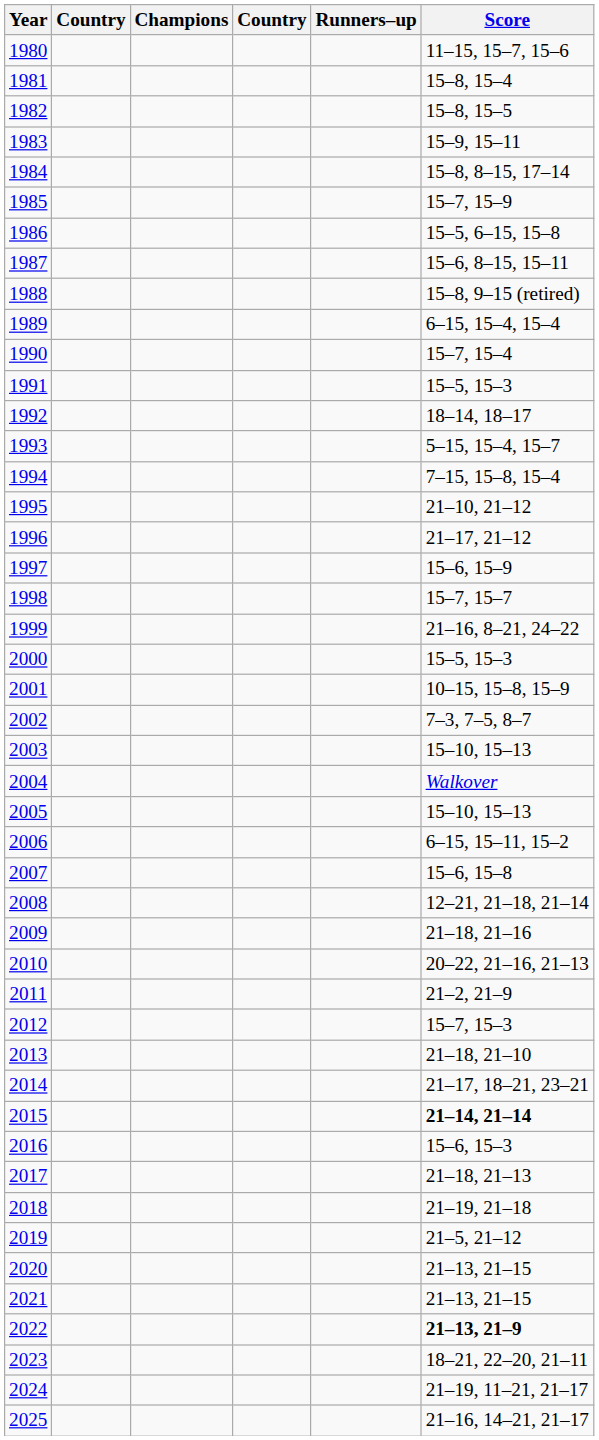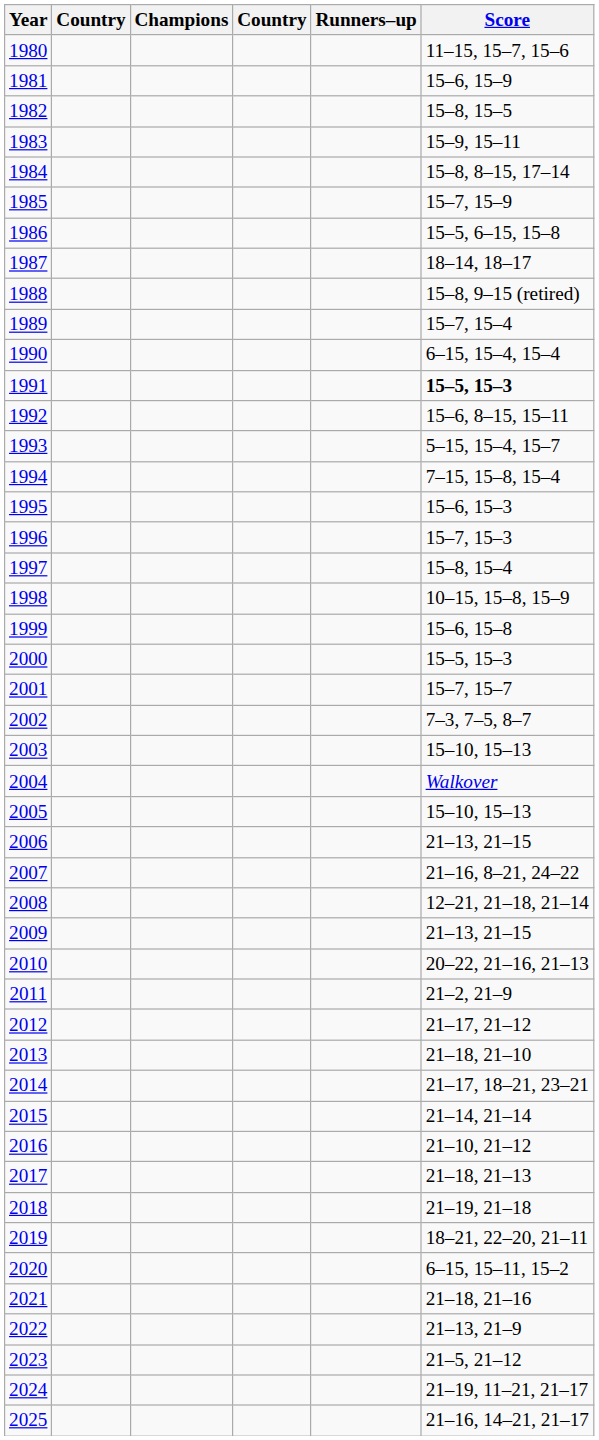(469, 80) 15–8, 15–4 -> (469, 80) 15–6, 15–9
(497, 263) 15–6, 8–15, 15–11 -> (478, 263) 18–14, 18–17
(493, 324) 6–15, 15–4, 15–4 -> (469, 324) 15–7, 15–4
(469, 354) 15–7, 15–4 -> (493, 354) 6–15, 15–4, 15–4
(469, 385) normal -> (469, 385) bold
(478, 415) 18–14, 18–17 -> (497, 415) 15–6, 8–15, 15–11
(478, 506) 21–10, 21–12 -> (469, 506) 15–6, 15–3
(478, 537) 21–17, 21–12 -> (469, 537) 15–7, 15–3
(469, 567) 15–6, 15–9 -> (469, 567) 15–8, 15–4
(469, 598) 15–7, 15–7 -> (498, 598) 10–15, 15–8, 15–9
(502, 628) 21–16, 8–21, 24–22 -> (469, 628) 15–6, 15–8
(498, 689) 10–15, 15–8, 15–9 -> (469, 689) 15–7, 15–7
(497, 841) 6–15, 15–11, 15–2 -> (478, 841) 21–13, 21–15
(469, 872) 15–6, 15–8 -> (502, 872) 21–16, 8–21, 24–22
(478, 933) 21–18, 21–16 -> (478, 933) 21–13, 21–15
(469, 1024) 15–7, 15–3 -> (478, 1024) 21–17, 21–12
(478, 1115) bold -> (478, 1115) normal
(469, 1146) 15–6, 15–3 -> (478, 1146) 21–10, 21–12
(474, 1237) 21–5, 21–12 -> (507, 1237) 18–21, 22–20, 21–11
(478, 1268) 21–13, 21–15 -> (497, 1268) 6–15, 15–11, 15–2
(478, 1298) 21–13, 21–15 -> (478, 1298) 21–18, 21–16
(474, 1329) bold -> (474, 1329) normal
(507, 1359) 18–21, 22–20, 21–11 -> (474, 1359) 21–5, 21–12
